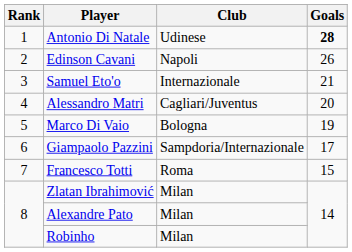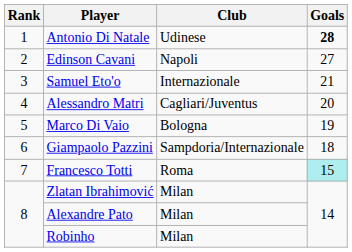(327, 59) 26 -> (327, 59) 27
(327, 147) 17 -> (327, 147) 18
(327, 170) no background -> (327, 170) paleturquoise background
